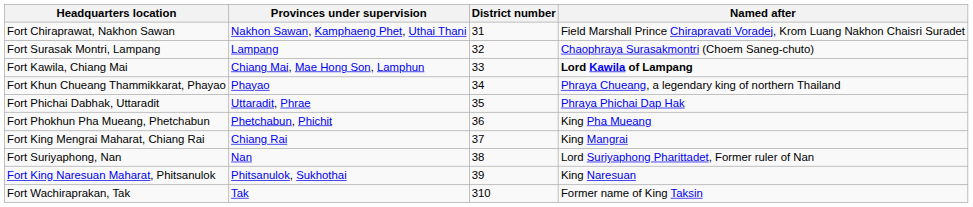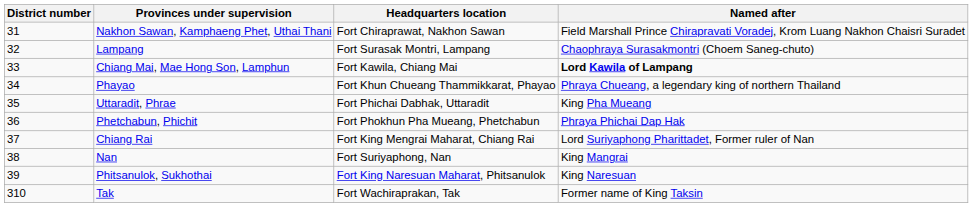columns swapped: (514, 13) <-> (116, 13)
(623, 103) Phraya Phichai Dap Hak -> (606, 103) King Pha Mueang
(606, 121) King Pha Mueang -> (623, 121) Phraya Phichai Dap Hak
(594, 139) King Mangrai -> (687, 139) Lord Suriyaphong Pharittadet, Former ruler of Nan
(687, 157) Lord Suriyaphong Pharittadet, Former ruler of Nan -> (594, 157) King Mangrai
